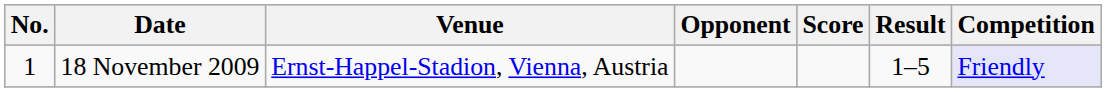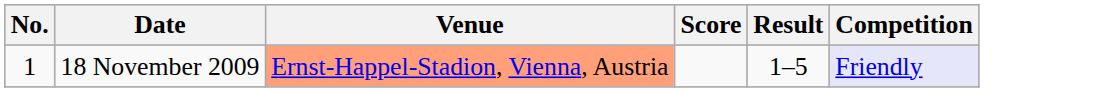- column: (736, 24)
(470, 65) no background -> (470, 65) lightsalmon background
